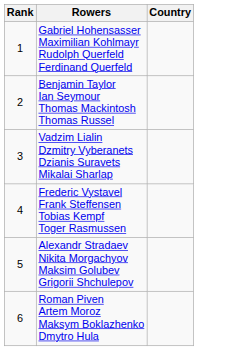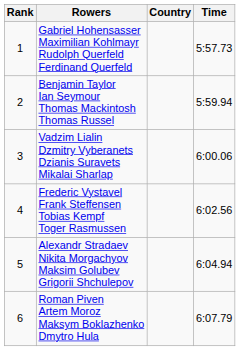+ column: (214, 13)
